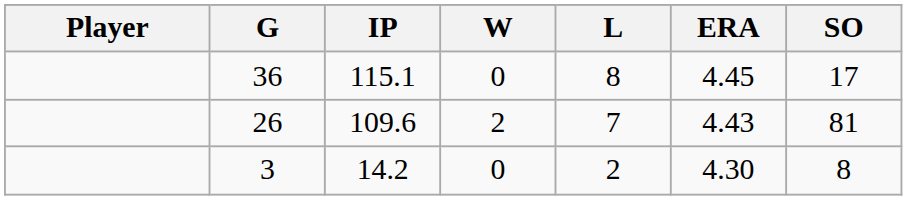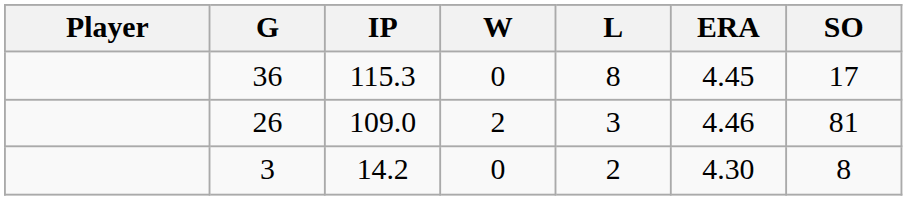(383, 75) 115.1 -> (383, 75) 115.3
(383, 122) 109.6 -> (383, 122) 109.0
(613, 122) 7 -> (613, 122) 3
(728, 122) 4.43 -> (728, 122) 4.46
